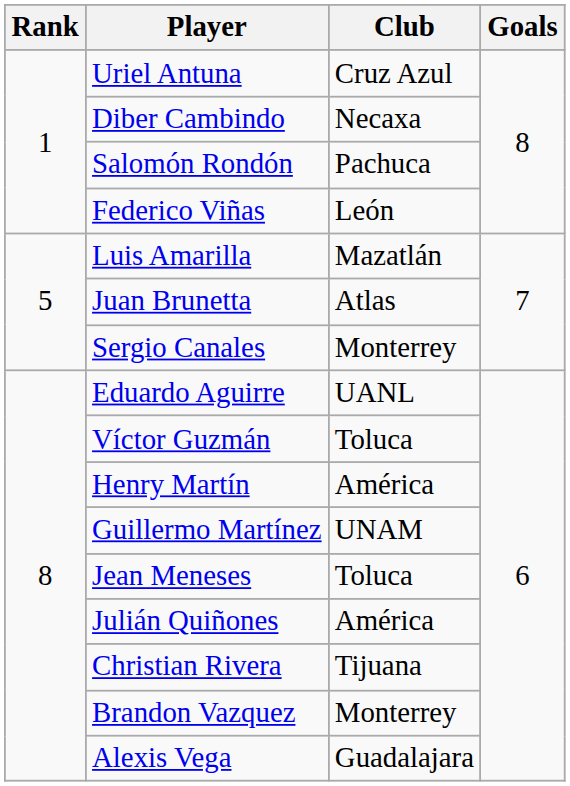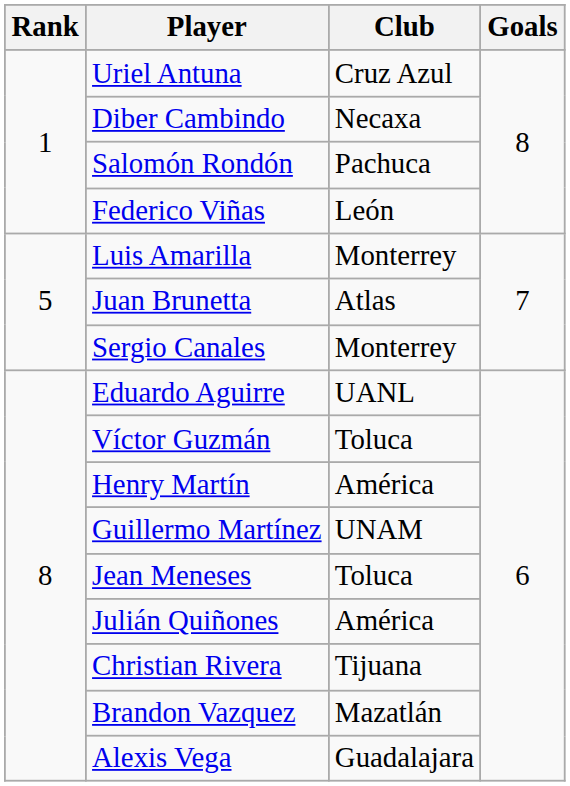(388, 255) Mazatlán -> (396, 255) Monterrey
(396, 712) Monterrey -> (388, 712) Mazatlán
